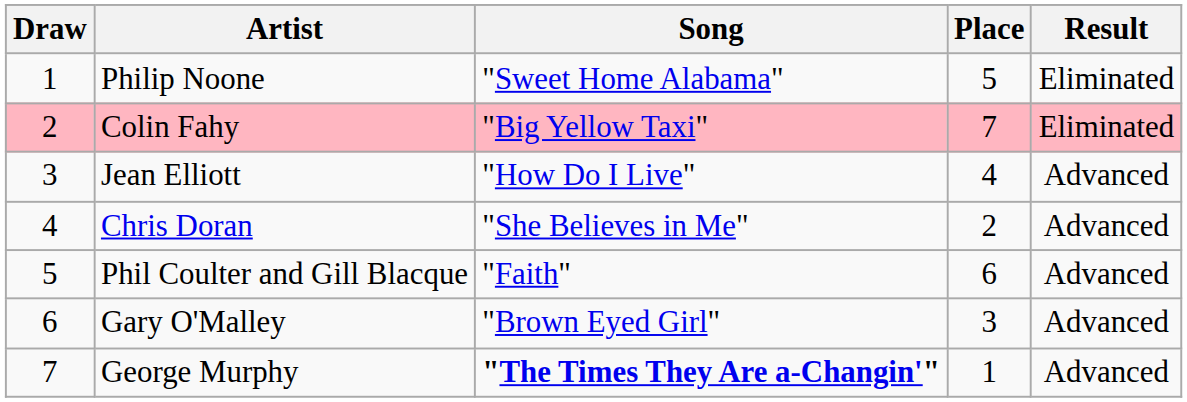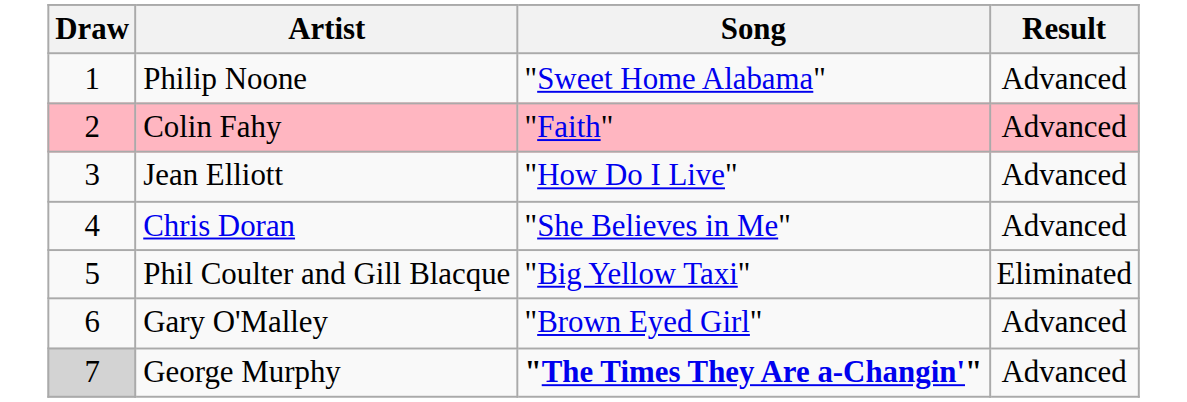- column: (989, 28)
(1106, 77) Eliminated -> (1064, 77) Advanced
(595, 126) "Big Yellow Taxi" -> (569, 126) "Faith"
(1106, 126) Eliminated -> (1064, 126) Advanced
(527, 273) "Faith" -> (637, 273) "Big Yellow Taxi"
(1106, 273) Advanced -> (1064, 273) Eliminated
(50, 371) no background -> (92, 371) lightgrey background
